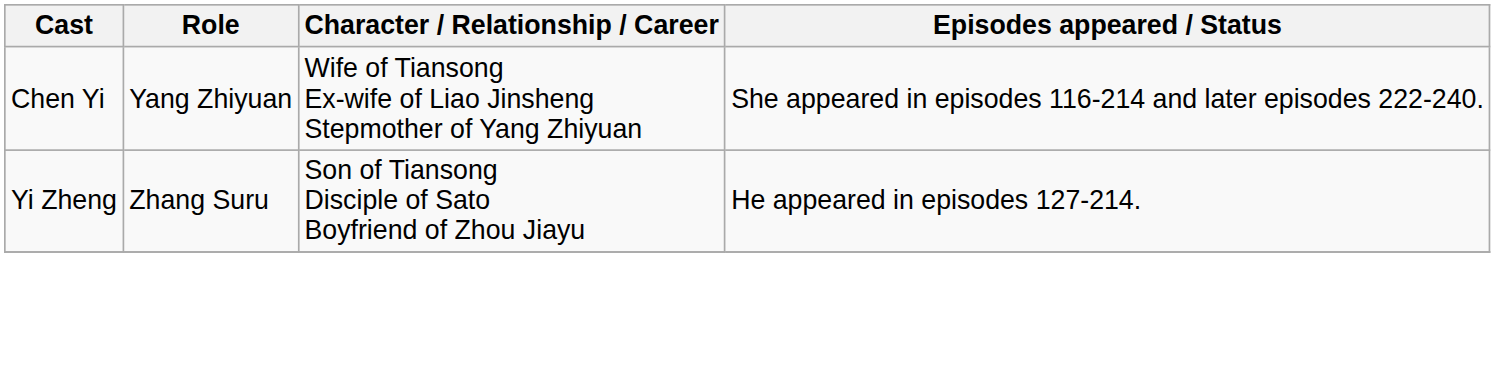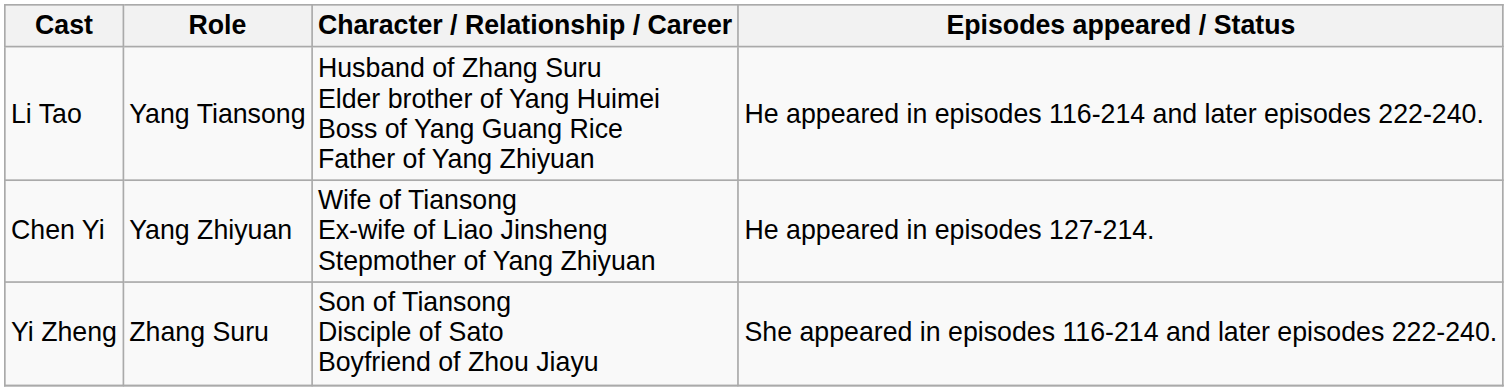+ row: (46, 113)
(1107, 98) She appeared in episodes 116-214 and later episodes 222-240. -> (950, 230) He appeared in episodes 127-214.
(936, 200) He appeared in episodes 127-214. -> (1121, 333) She appeared in episodes 116-214 and later episodes 222-240.
